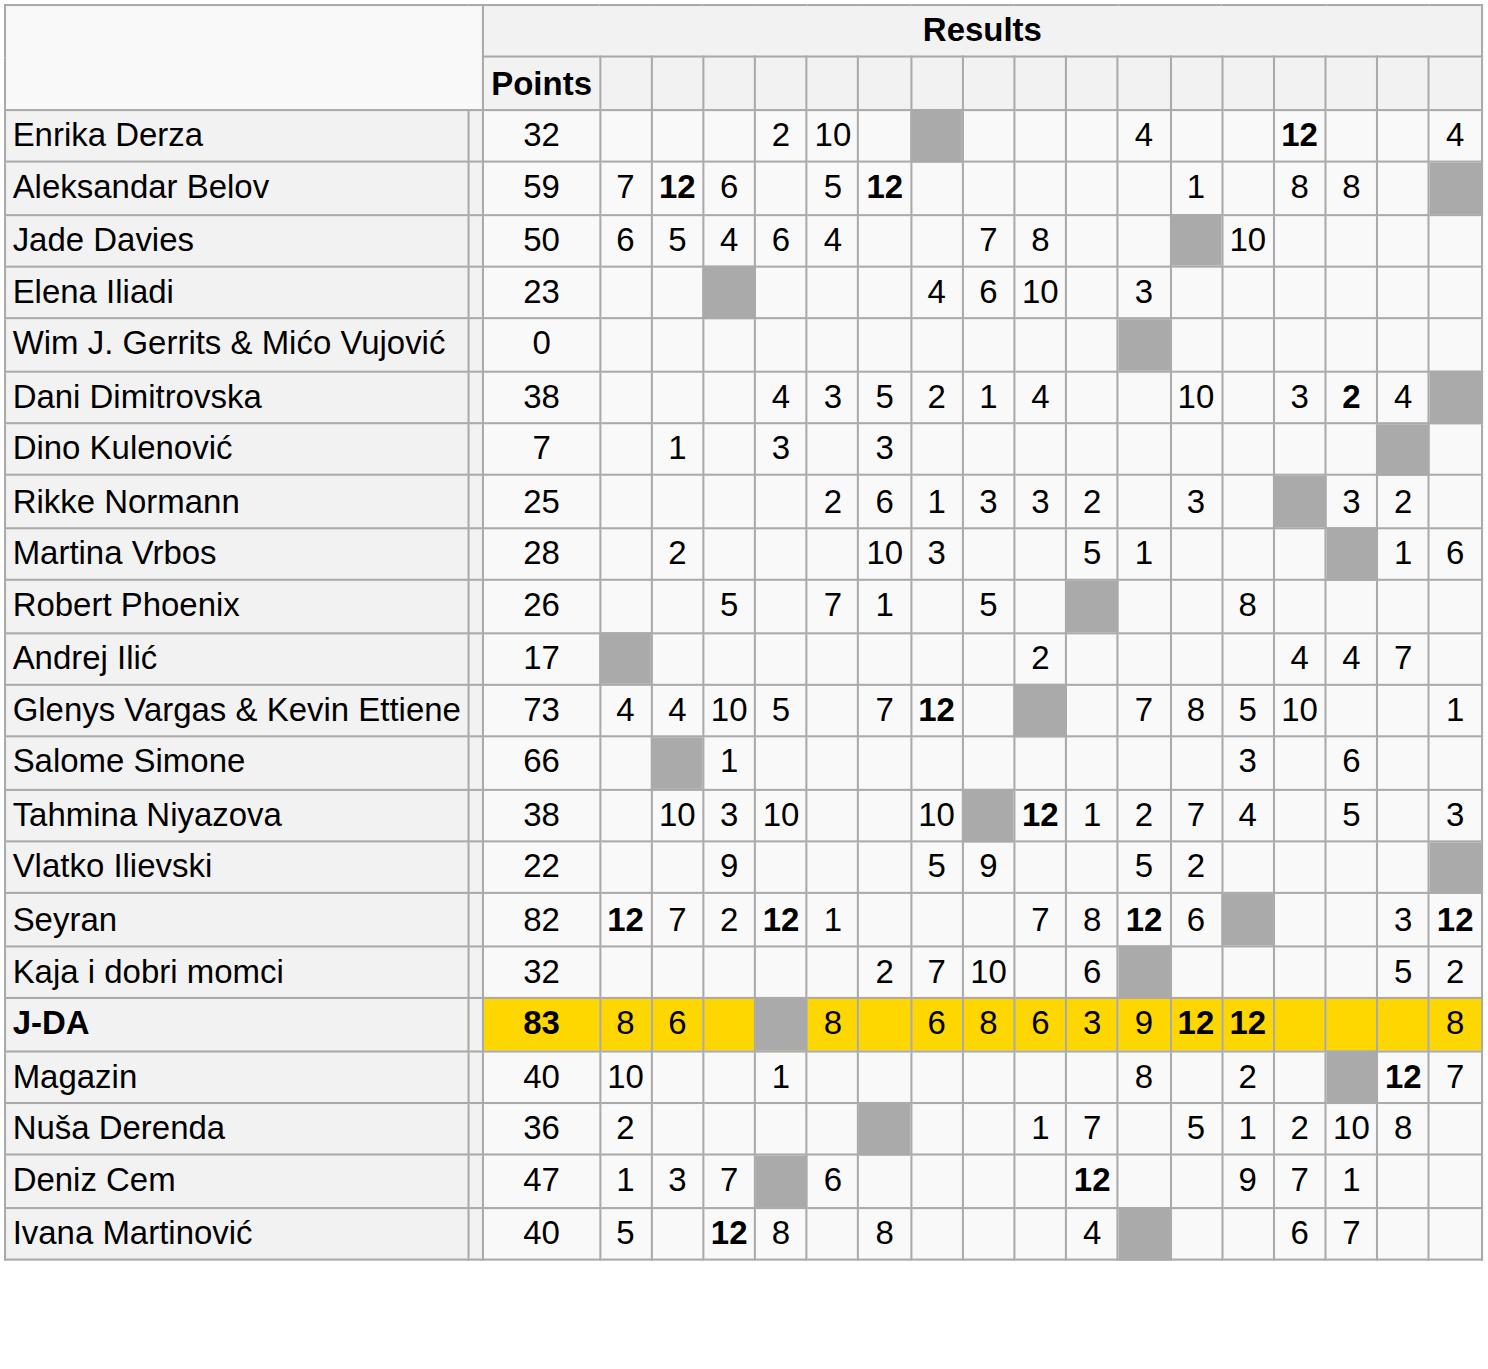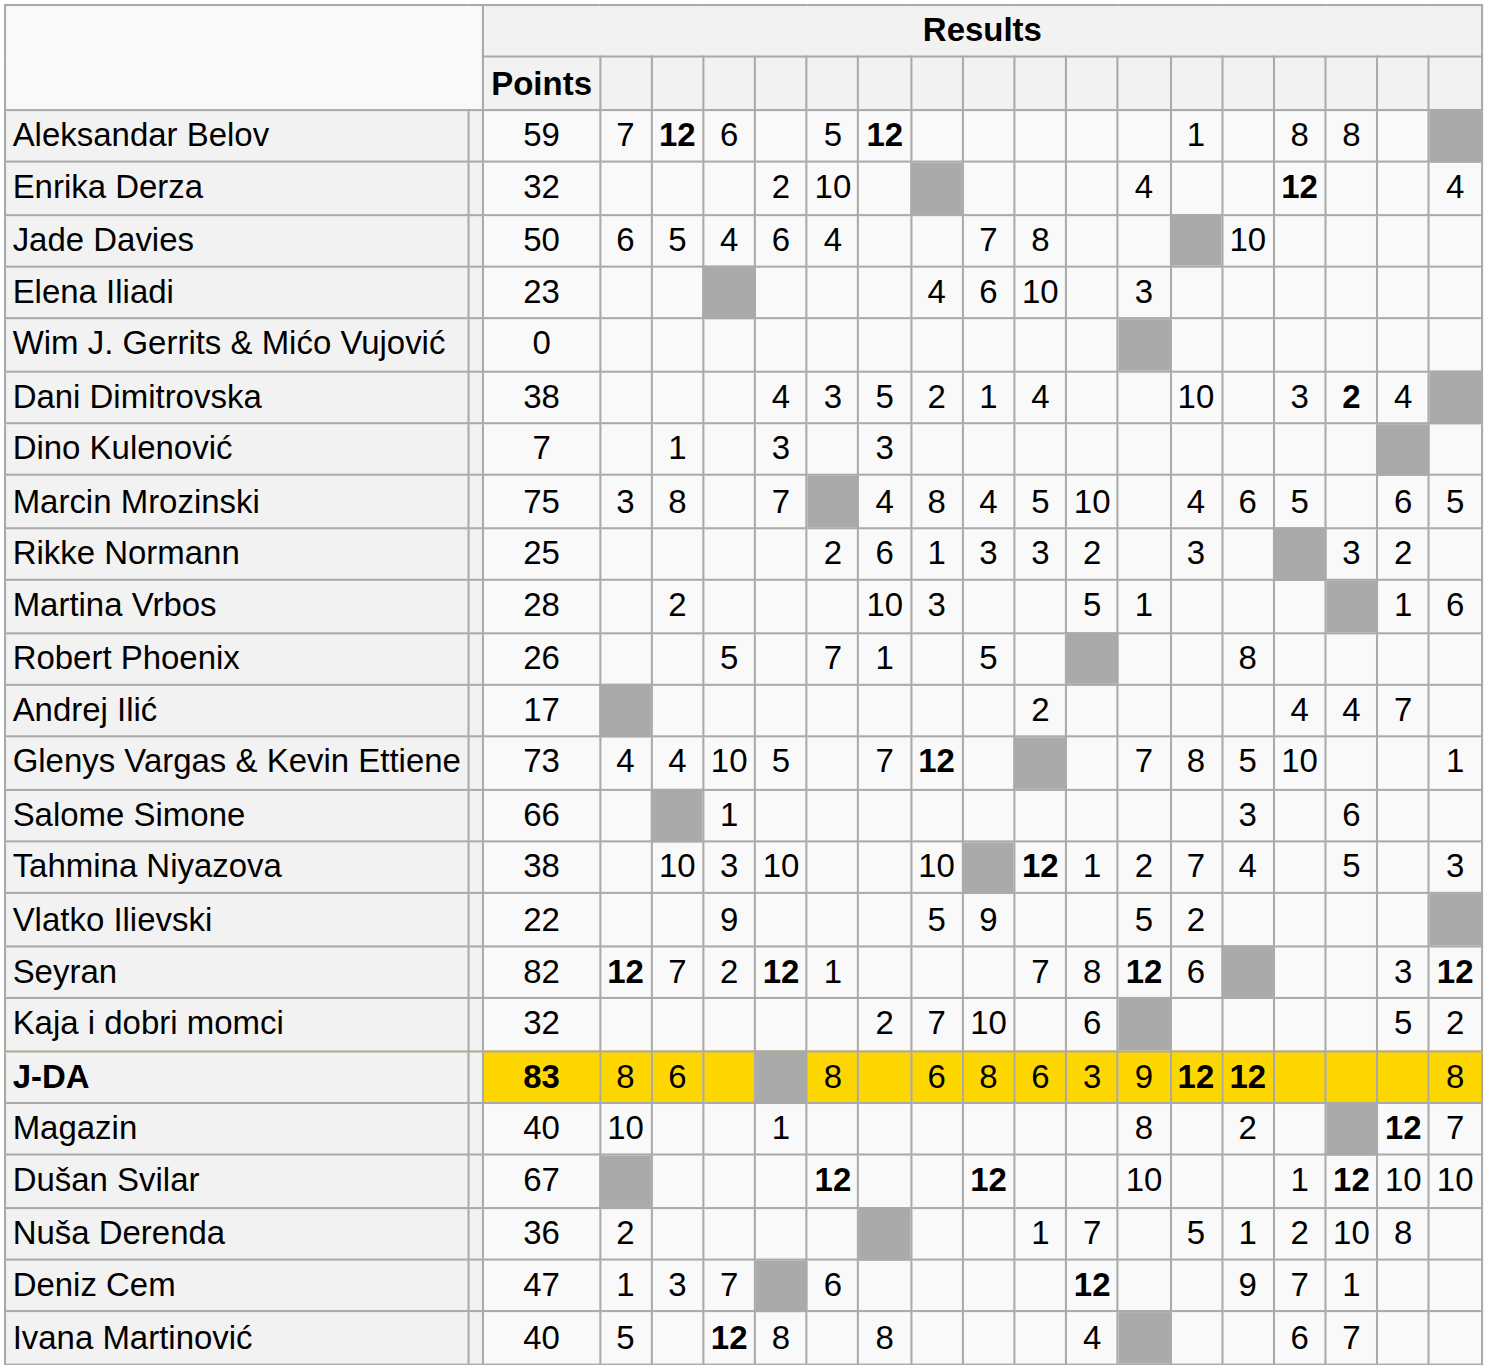rows swapped: (141, 187) <-> (108, 135)
+ row: (136, 501)
+ row: (106, 1180)
